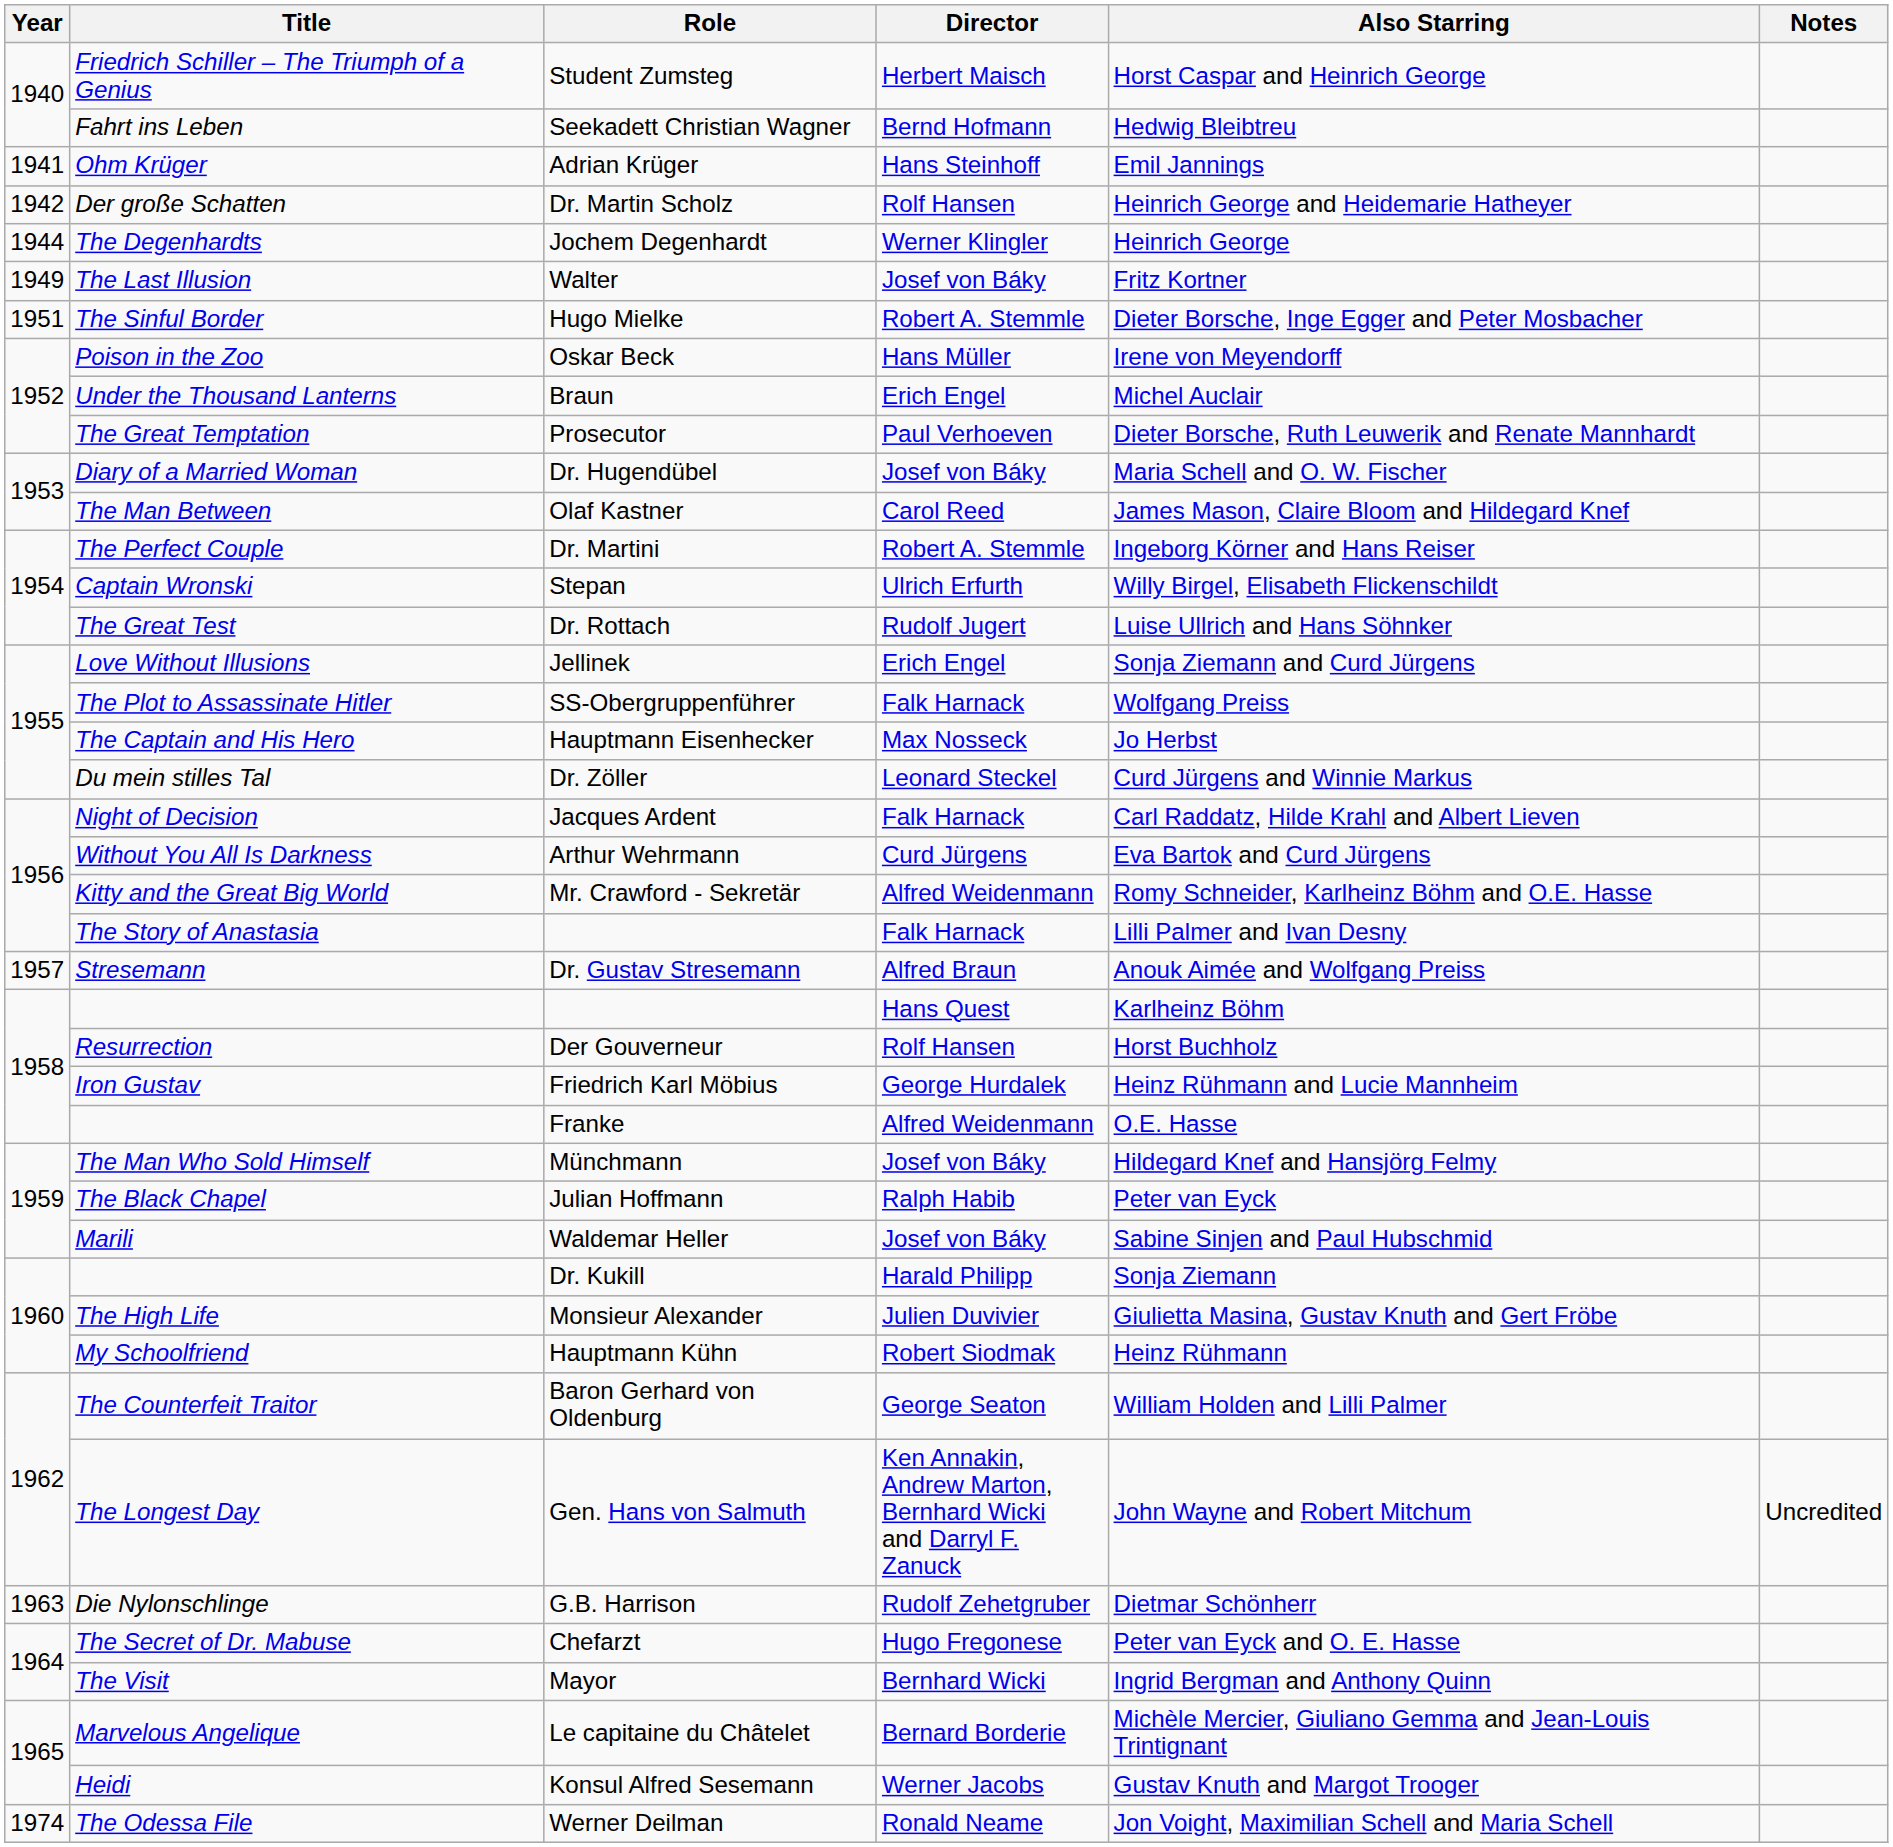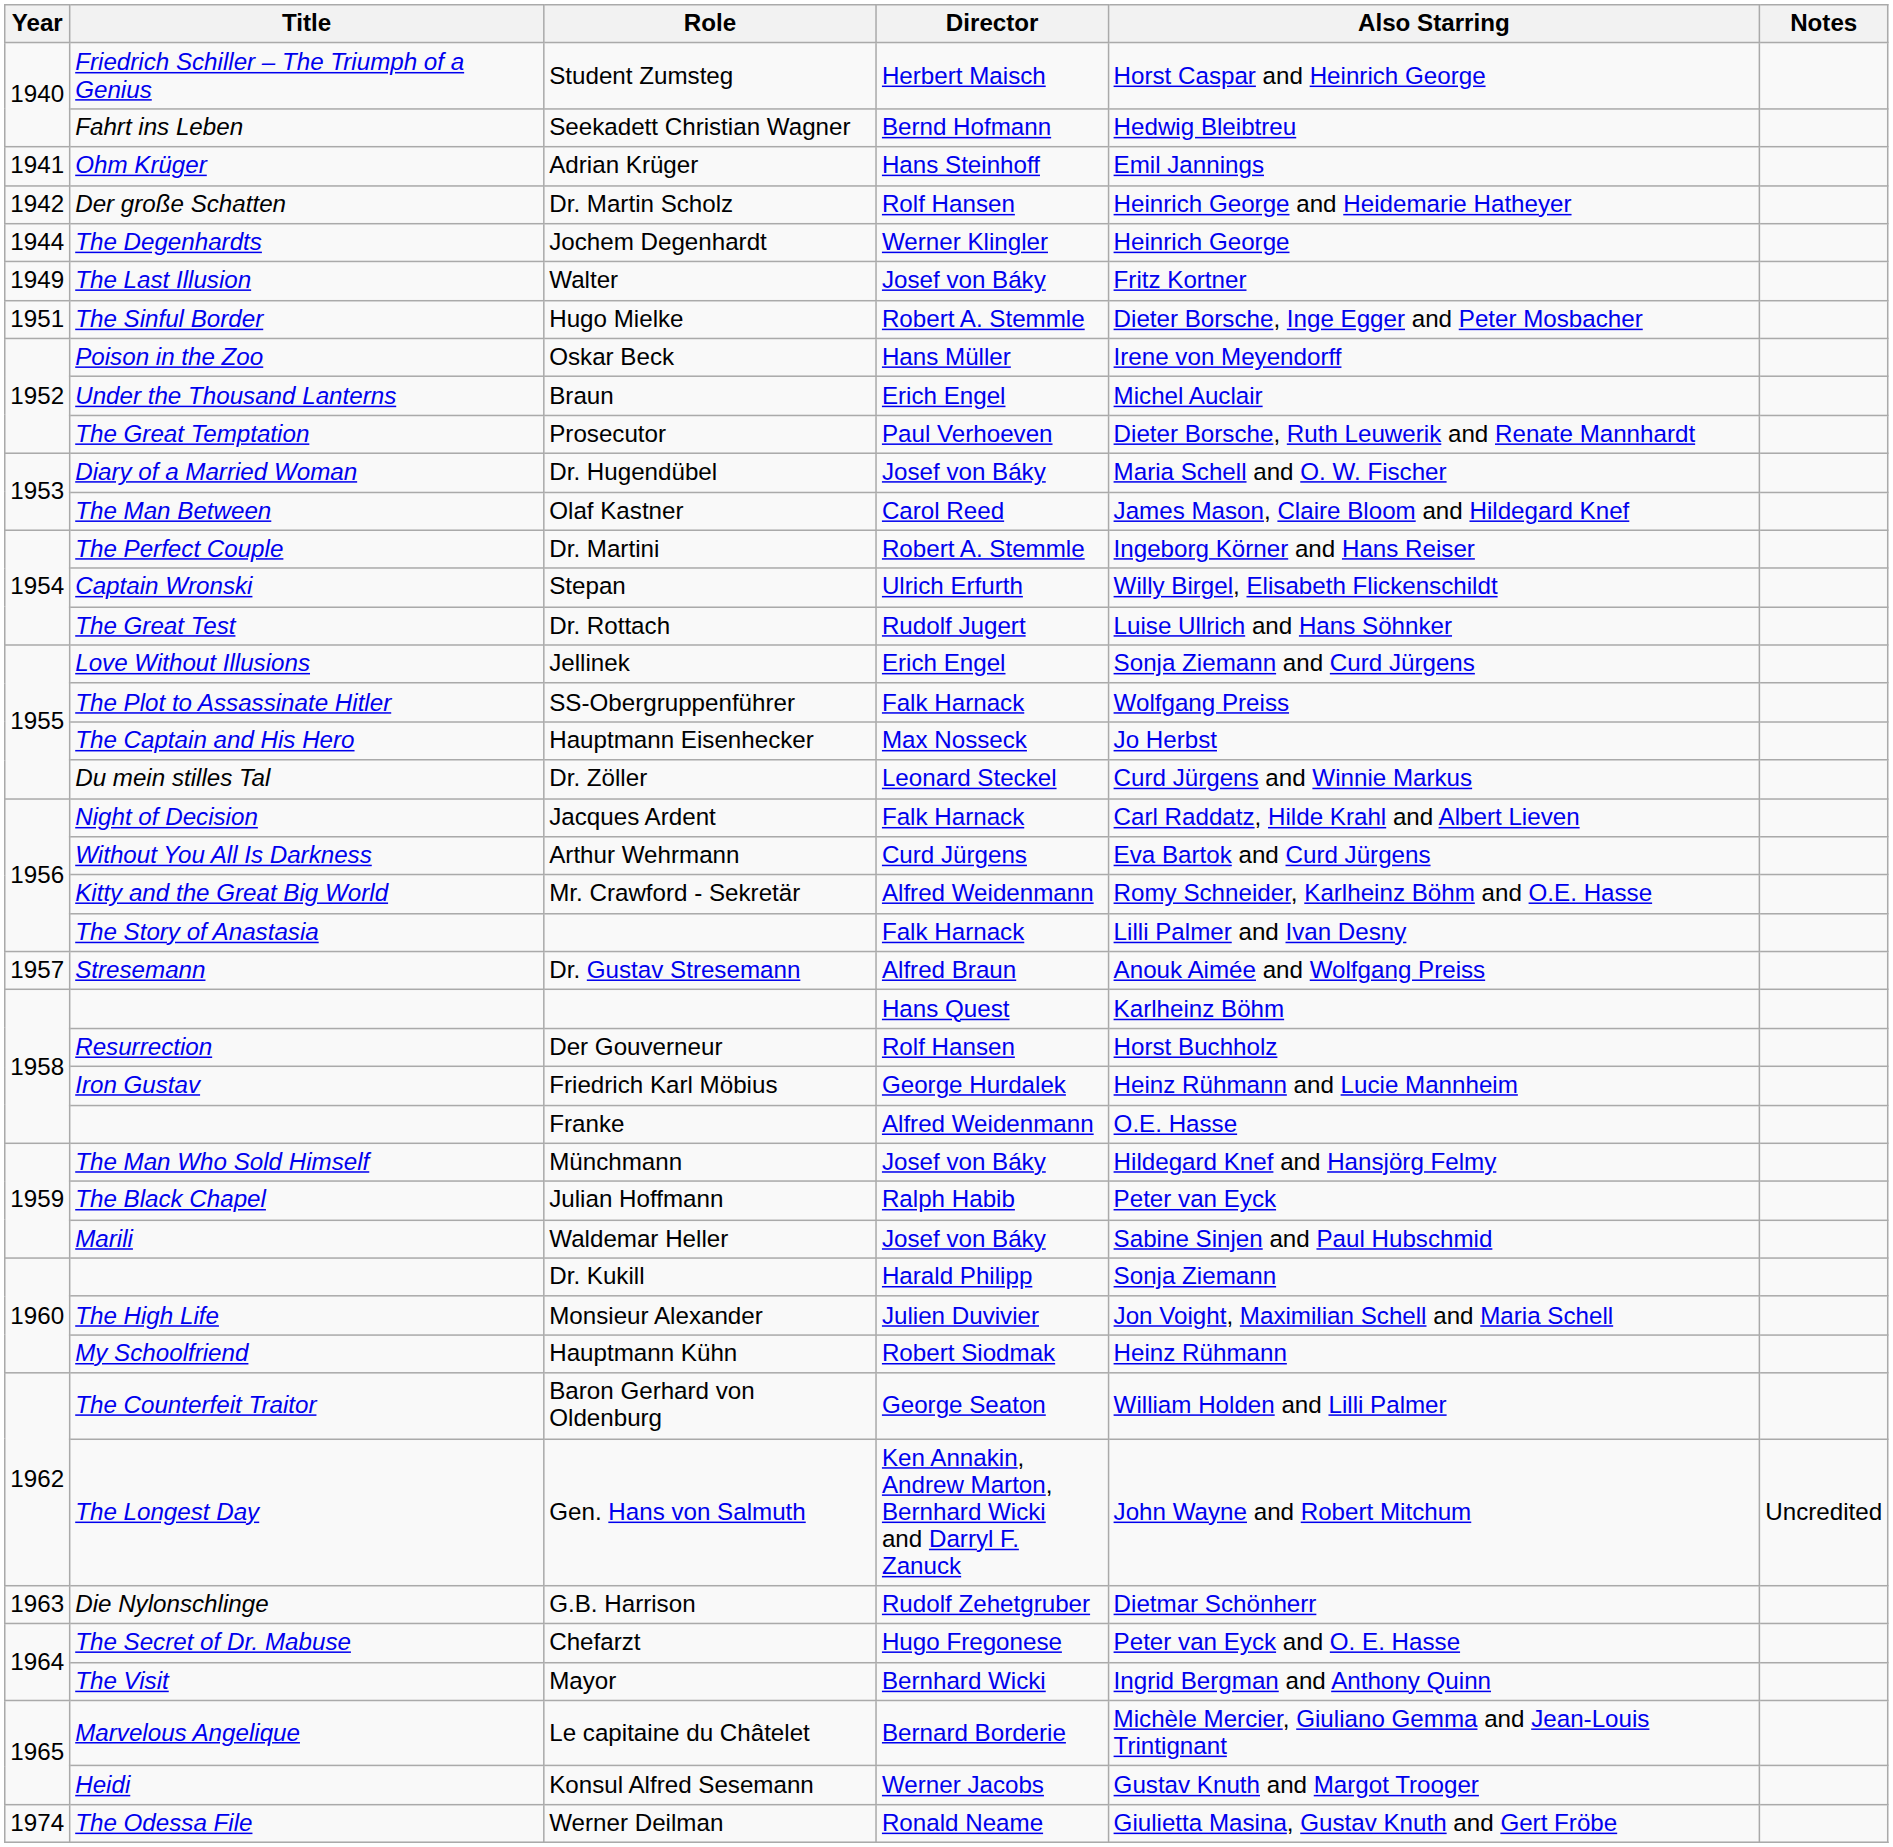(1365, 1315) Giulietta Masina, Gustav Knuth and Gert Fröbe -> (1363, 1315) Jon Voight, Maximilian Schell and Maria Schell
(1363, 1823) Jon Voight, Maximilian Schell and Maria Schell -> (1365, 1823) Giulietta Masina, Gustav Knuth and Gert Fröbe
